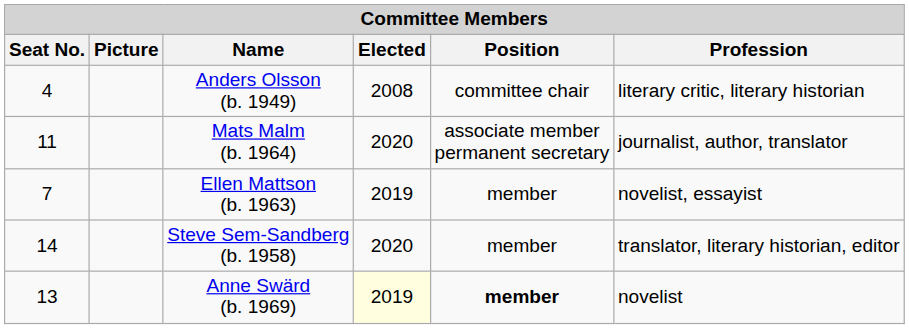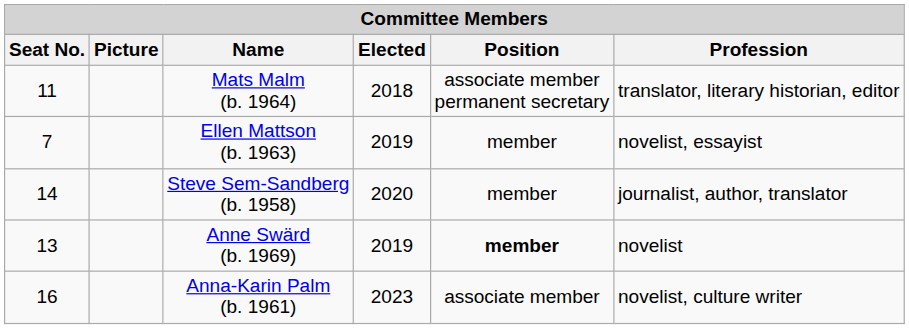- row: (258, 90)
(392, 142) 2020 -> (392, 90) 2018
(733, 142) journalist, author, translator -> (759, 90) translator, literary historian, editor
(759, 245) translator, literary historian, editor -> (733, 193) journalist, author, translator
(392, 297) lightyellow background -> (392, 245) no background
+ row: (258, 297)
